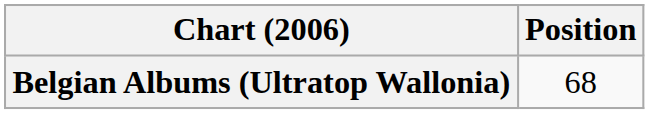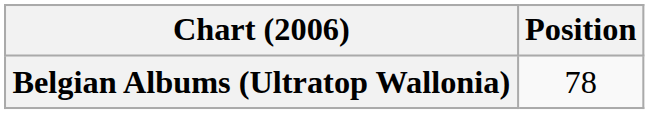(581, 81) 68 -> (581, 81) 78
